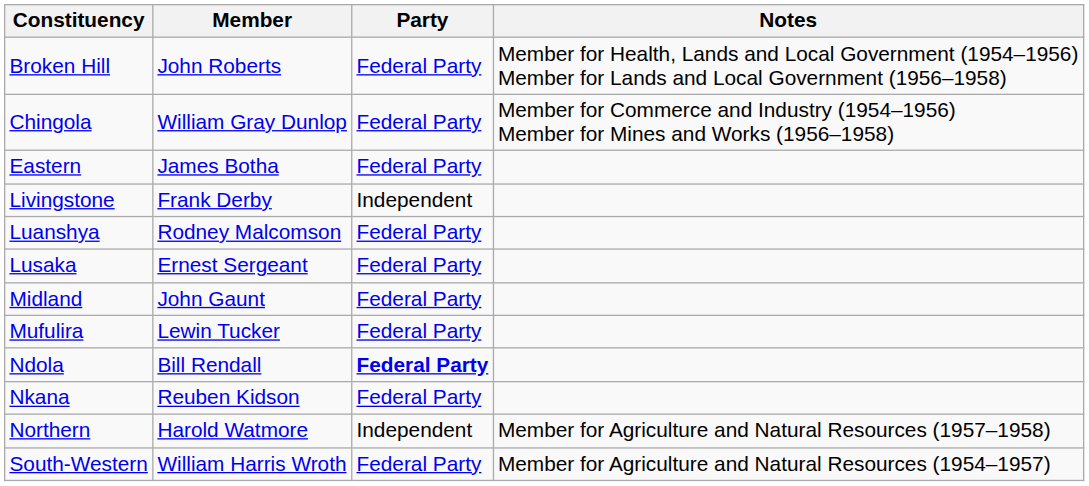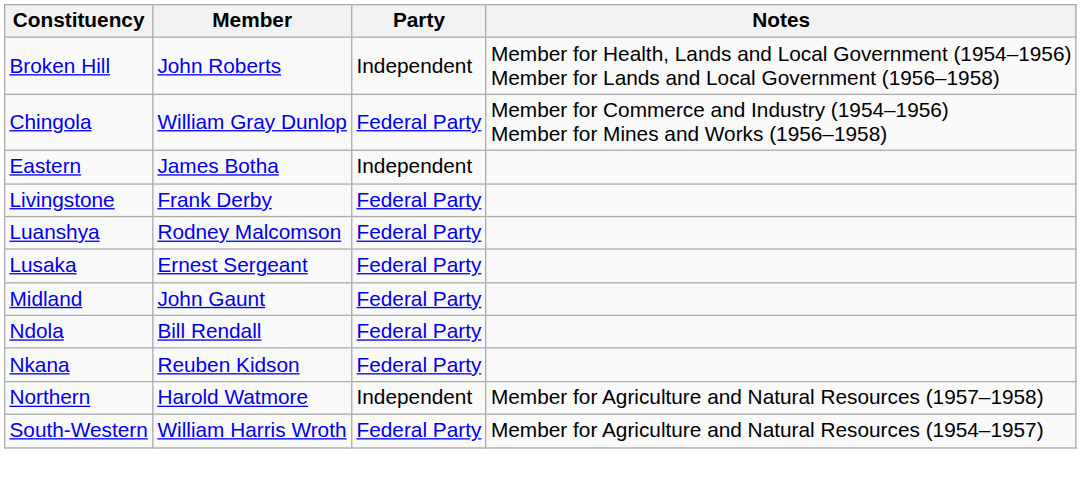(419, 65) Federal Party -> (414, 65) Independent
(419, 166) Federal Party -> (414, 166) Independent
(414, 199) Independent -> (419, 199) Federal Party
- row: (46, 331)
(422, 364) bold -> (419, 331) normal
